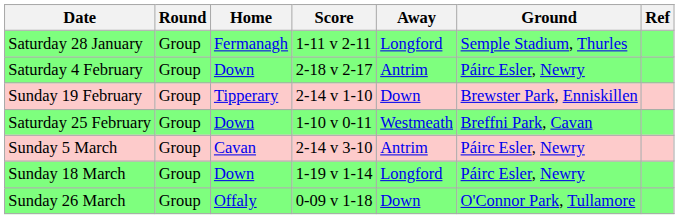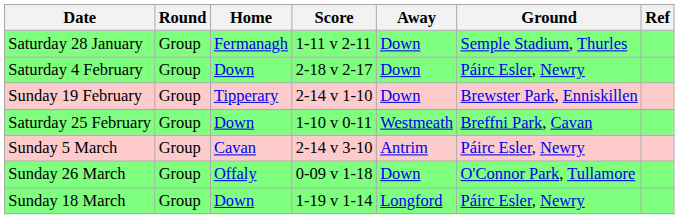(411, 43) Longford -> (400, 43) Down
(404, 69) Antrim -> (400, 69) Down
rows swapped: (67, 174) <-> (67, 200)
